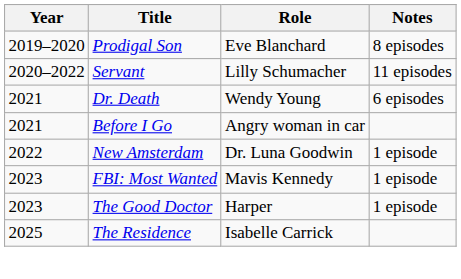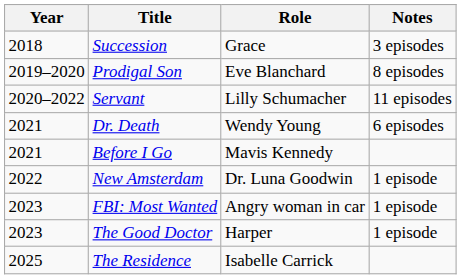+ row: (130, 44)
(295, 125) Angry woman in car -> (279, 152) Mavis Kennedy
(279, 179) Mavis Kennedy -> (295, 206) Angry woman in car
